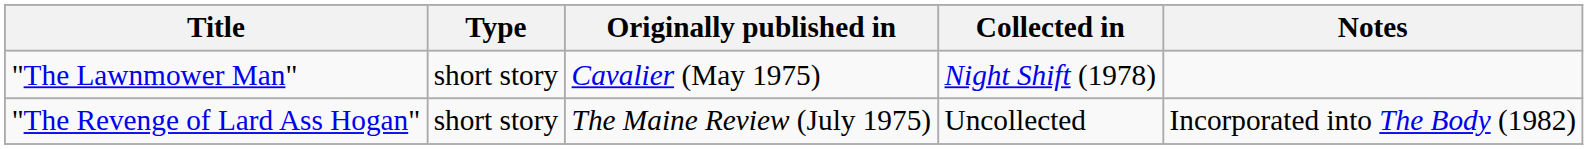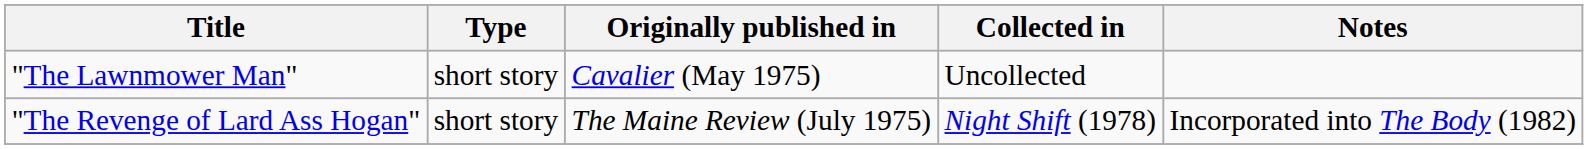(1050, 74) Night Shift (1978) -> (1015, 74) Uncollected
(1015, 120) Uncollected -> (1050, 120) Night Shift (1978)
